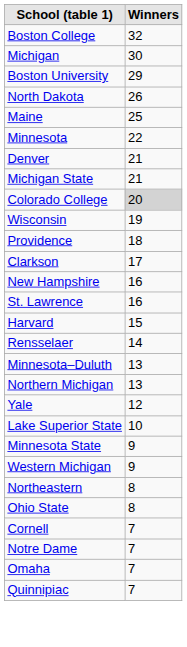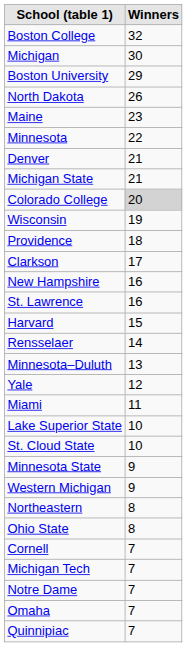(135, 117) 25 -> (135, 117) 23
- row: (60, 384)
+ row: (25, 405)
+ row: (51, 446)
+ row: (49, 569)
